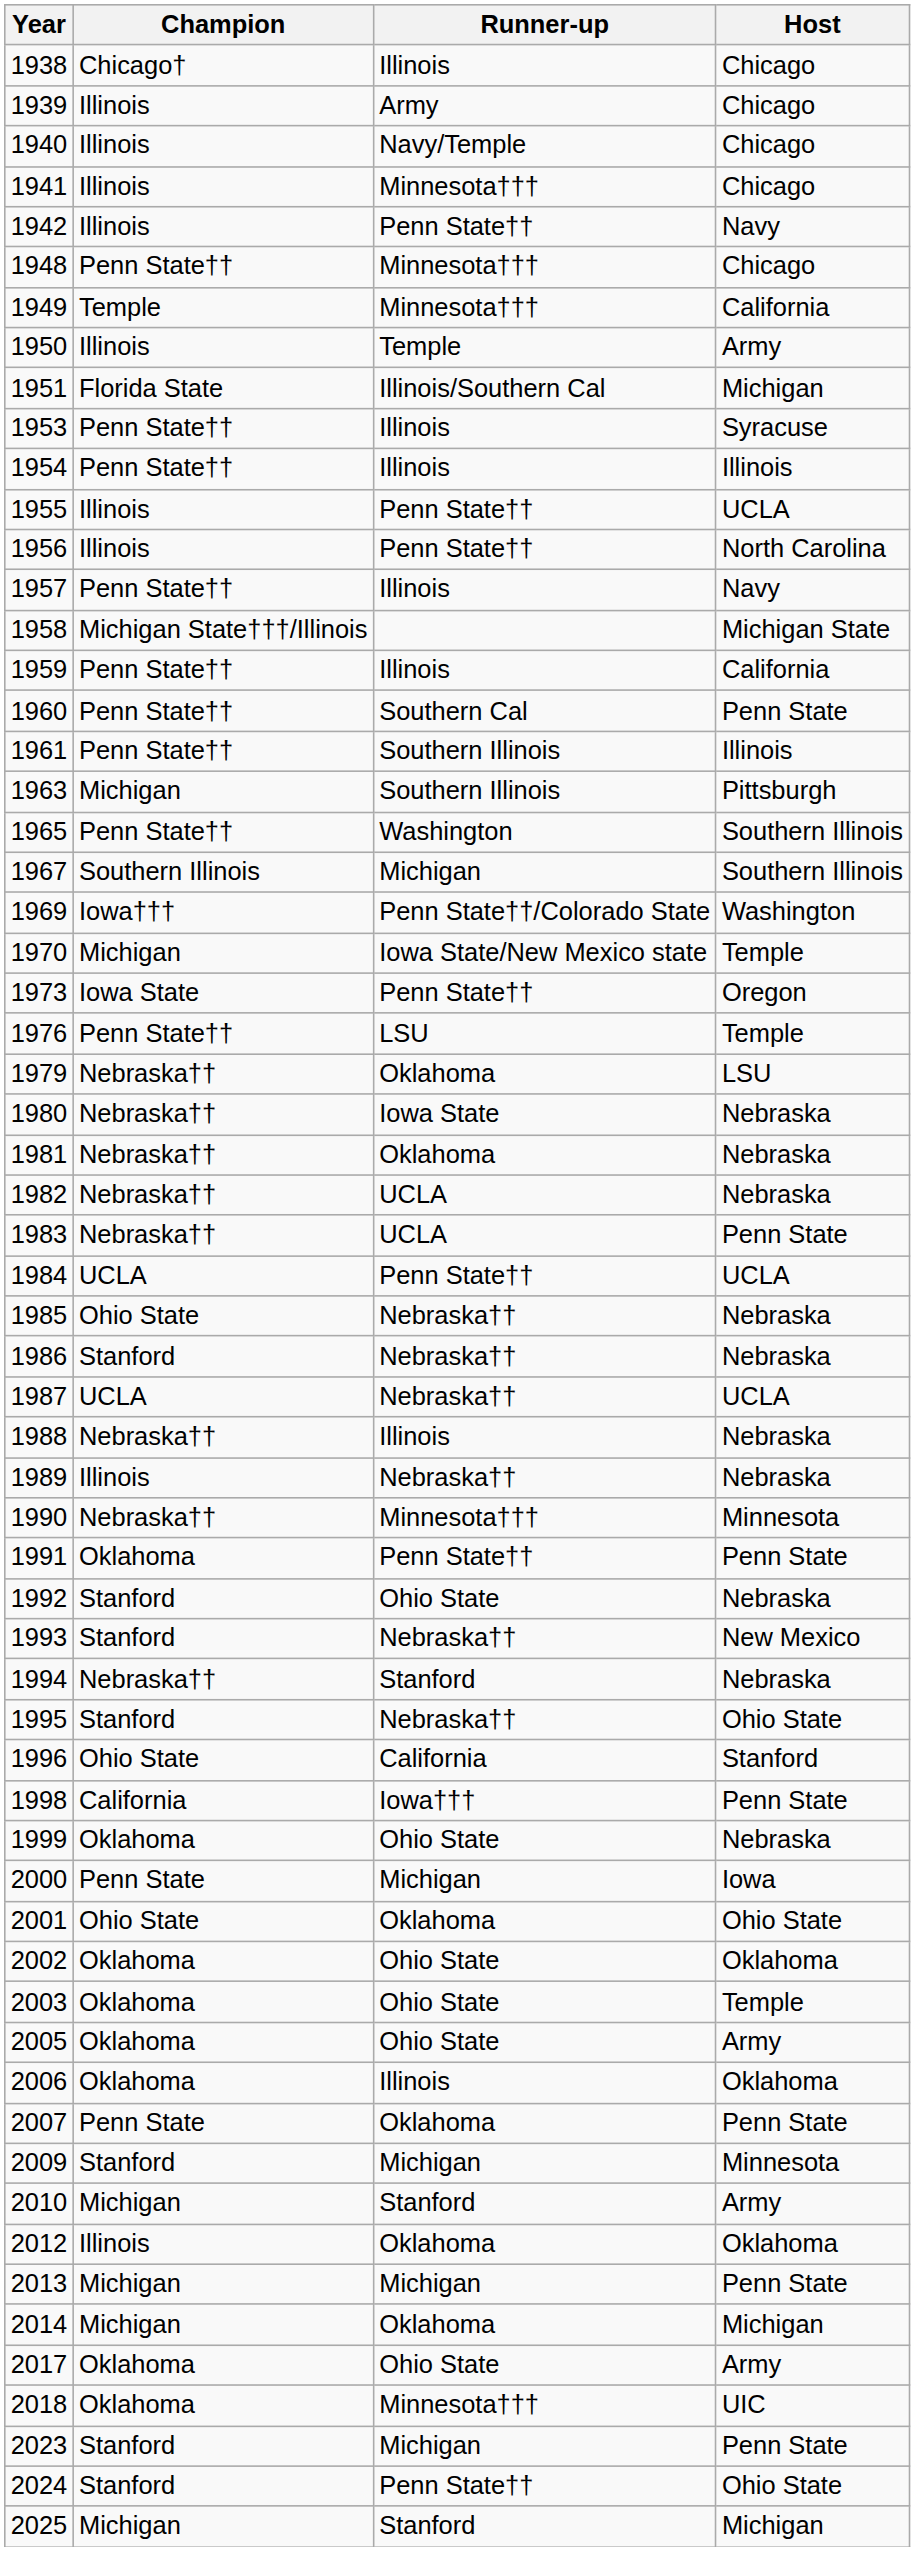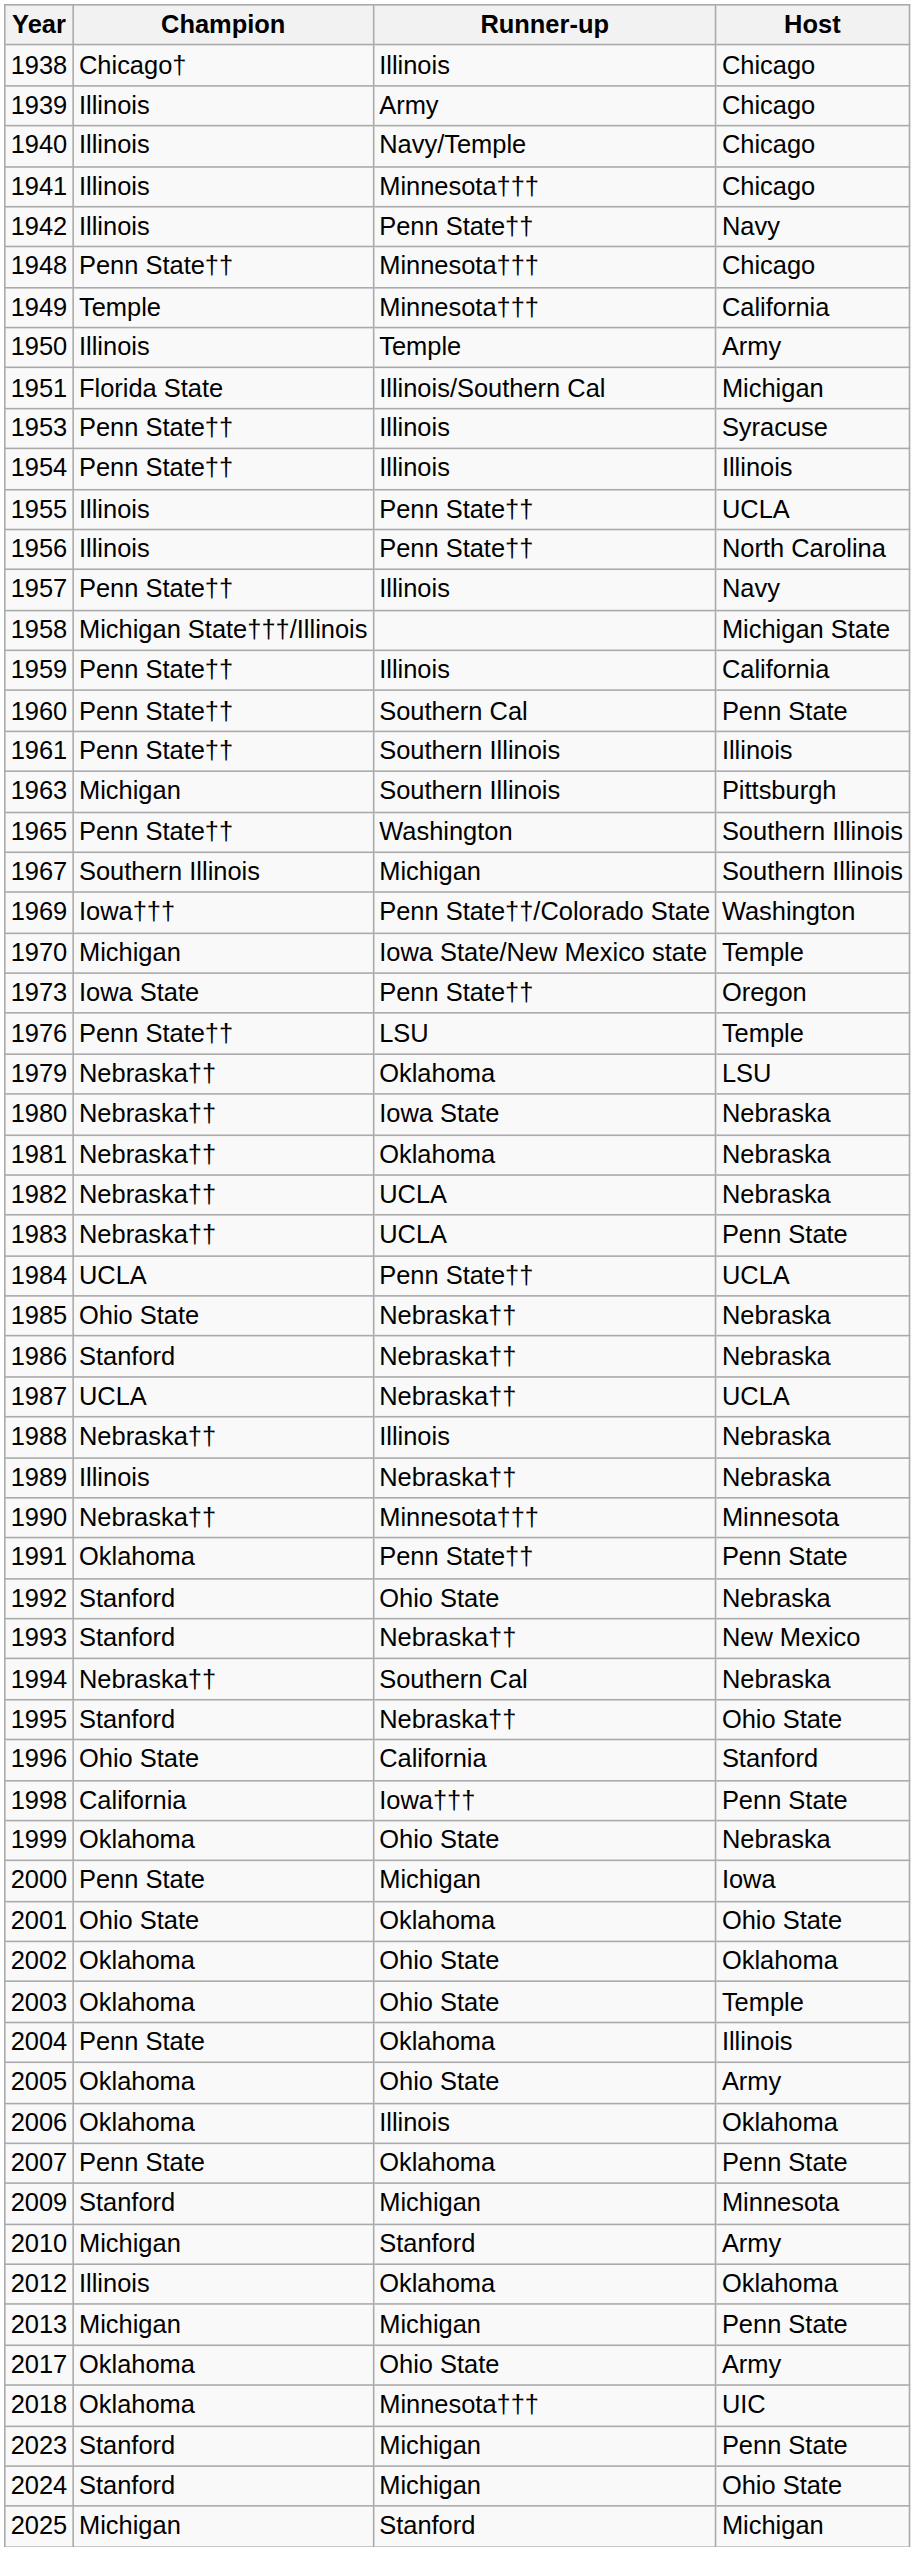(427, 1678) Stanford -> (453, 1678) Southern Cal
+ row: (39, 2041)
- row: (39, 2324)
(456, 2485) Penn State†† -> (430, 2485) Michigan
